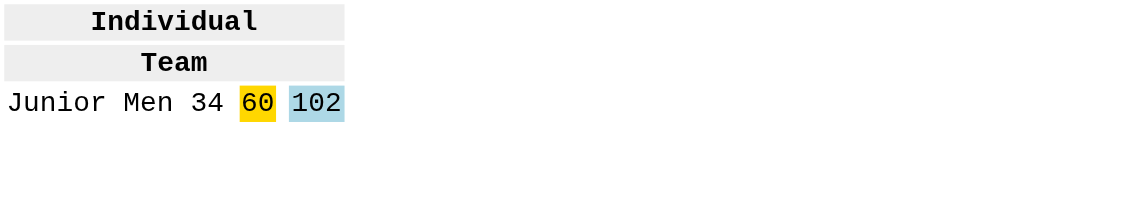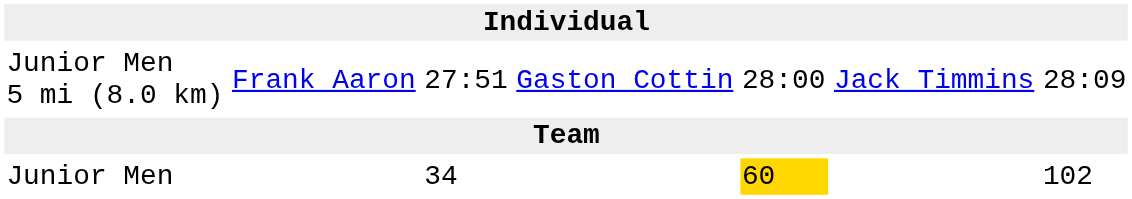+ row: (115, 79)
(317, 104) lightblue background -> (1068, 177) no background
